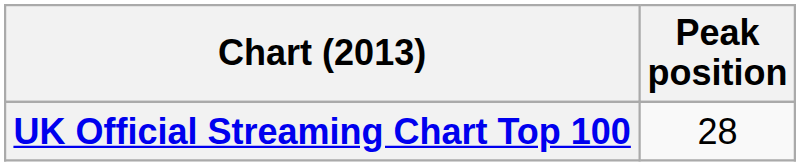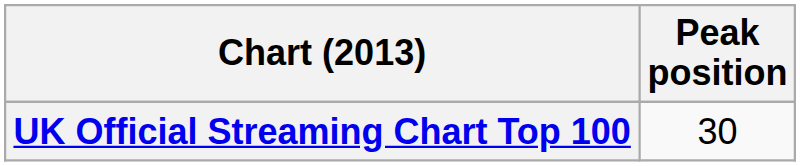(717, 130) 28 -> (717, 130) 30
